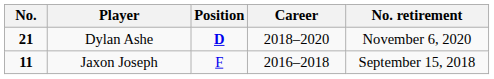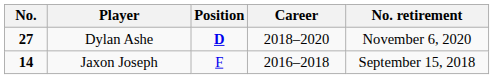(26, 39) 21 -> (26, 39) 27
(26, 62) 11 -> (26, 62) 14
